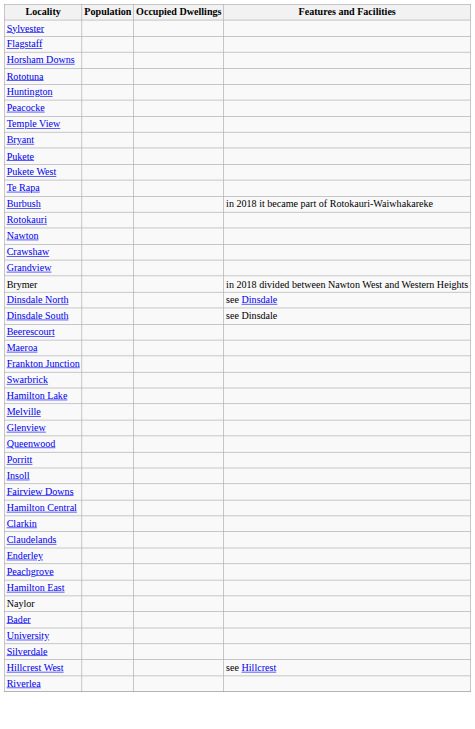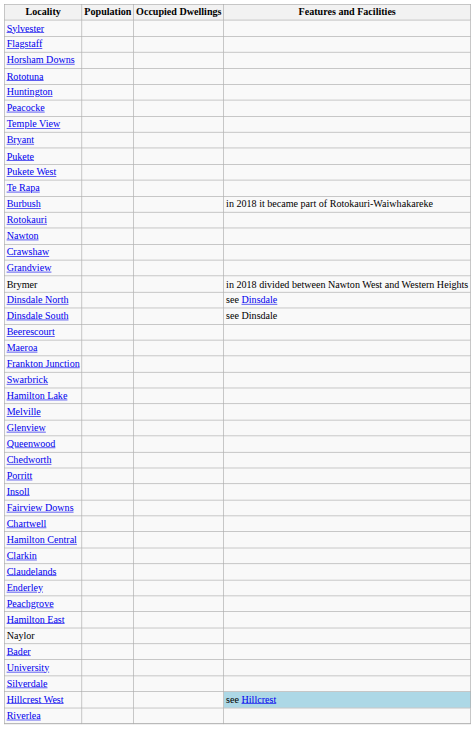+ row: (29, 460)
+ row: (27, 524)
(251, 667) no background -> (251, 699) lightblue background
